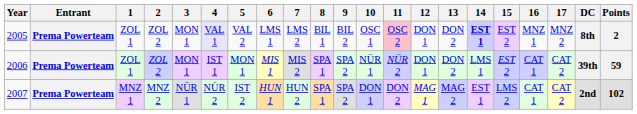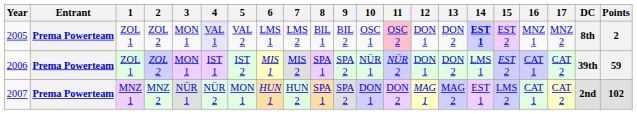(242, 64) MON 1 -> (242, 64) IST 2
(242, 94) IST 2 -> (242, 94) MON 1
